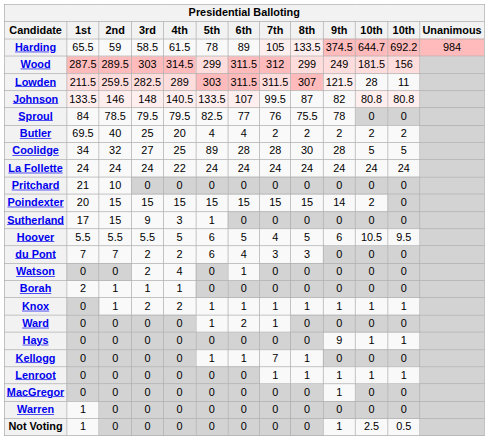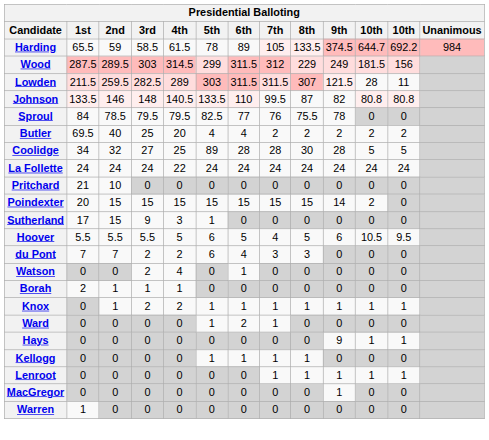(307, 64) 299 -> (307, 64) 229
(244, 99) 107 -> (244, 99) 110
(275, 358) 7 -> (275, 358) 1
- row: (36, 427)
